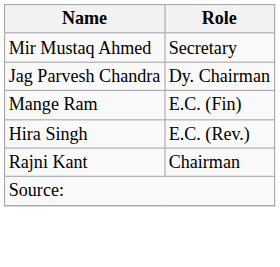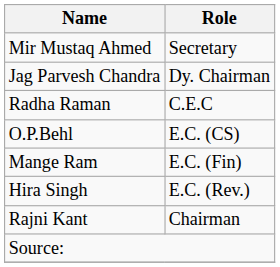+ row: (60, 104)
+ row: (41, 133)
